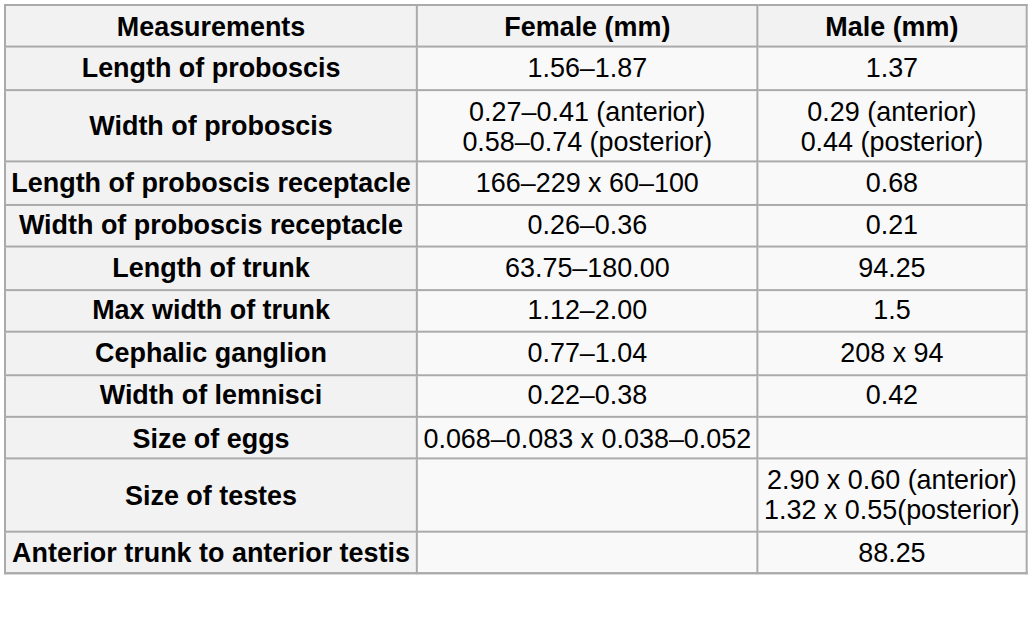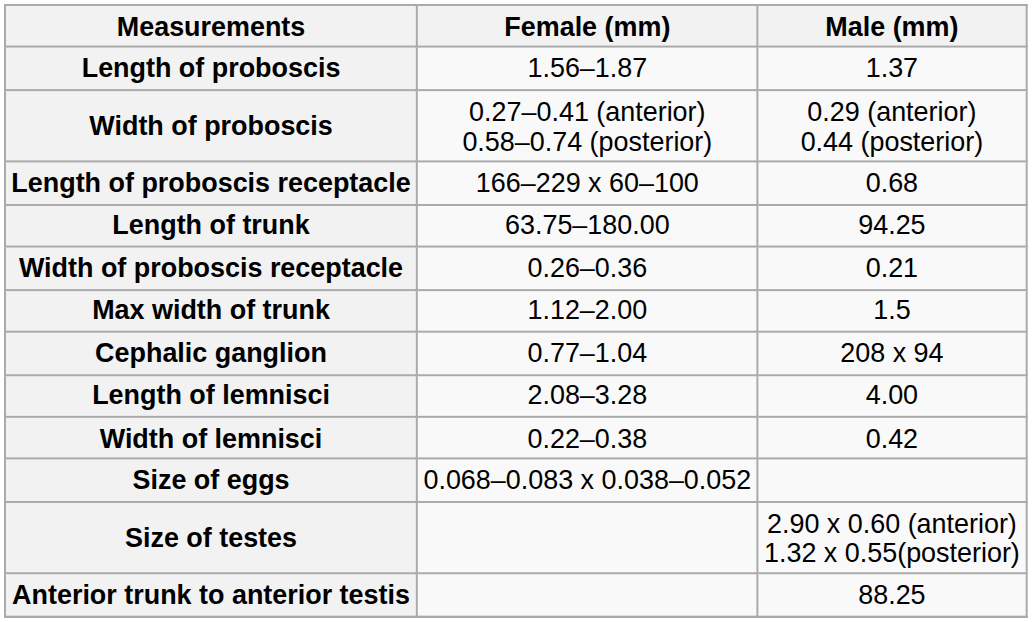rows swapped: (211, 225) <-> (211, 268)
+ row: (211, 395)
